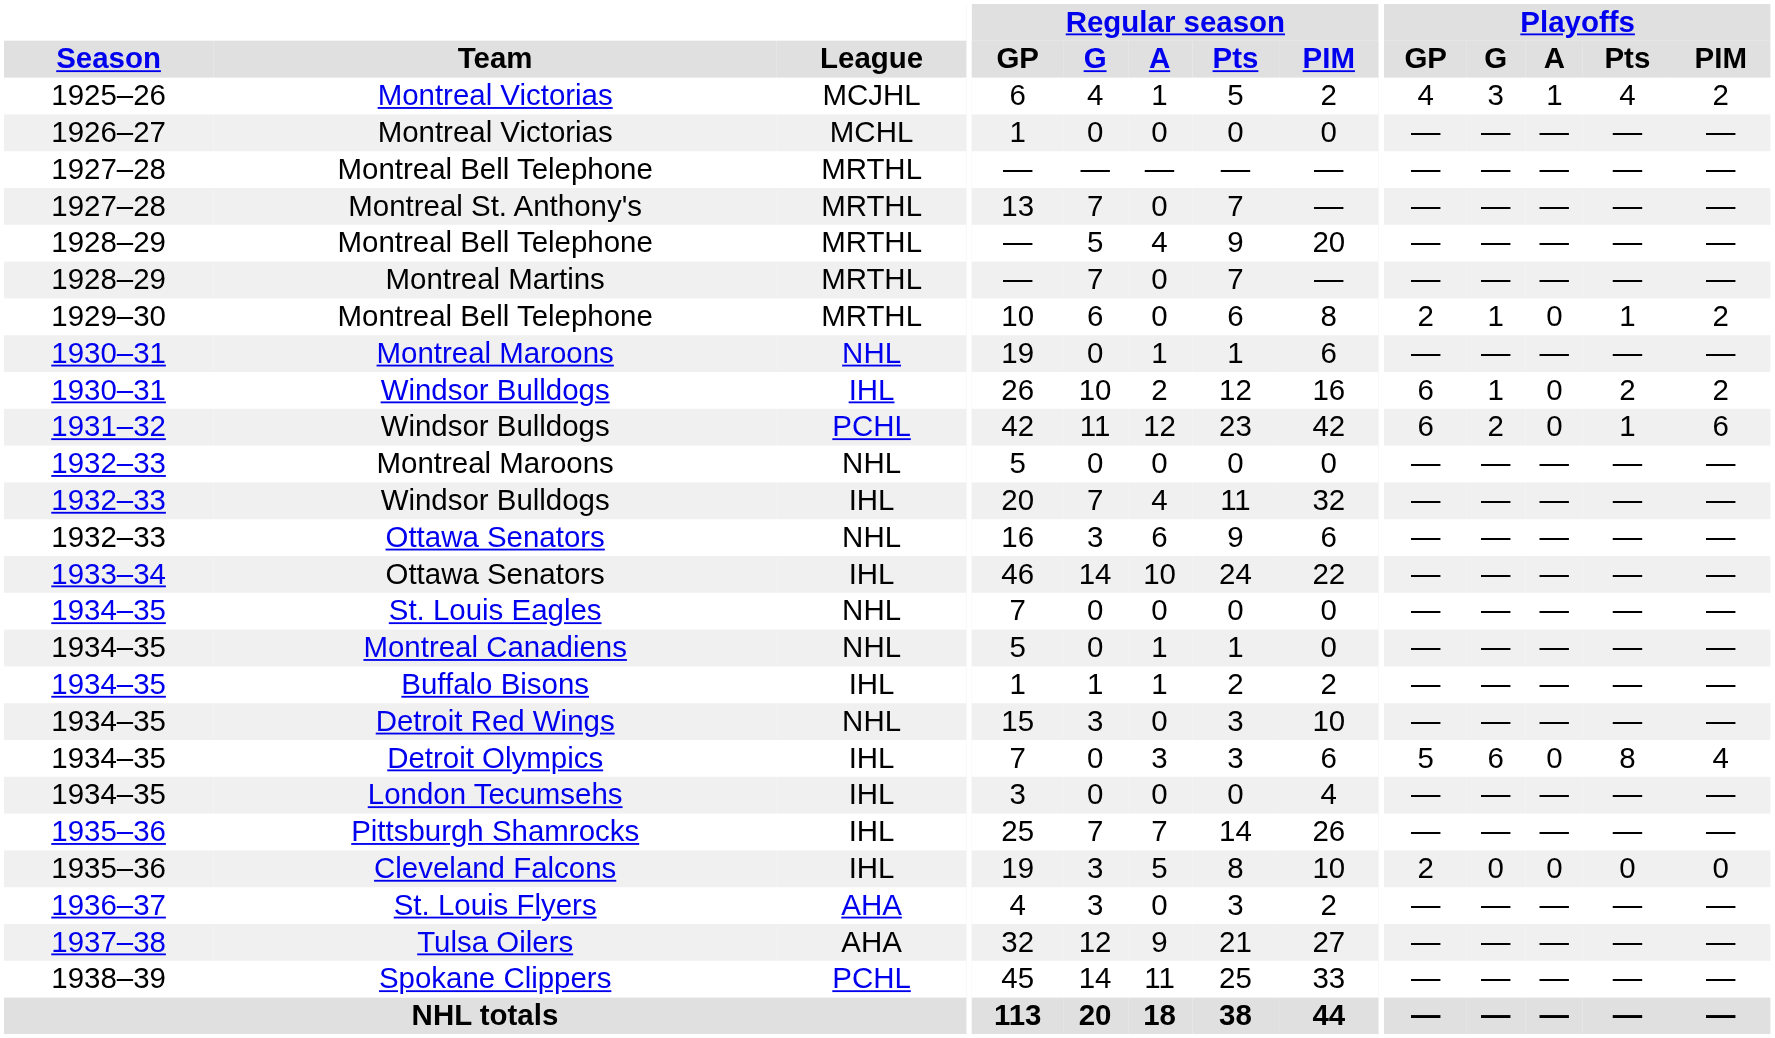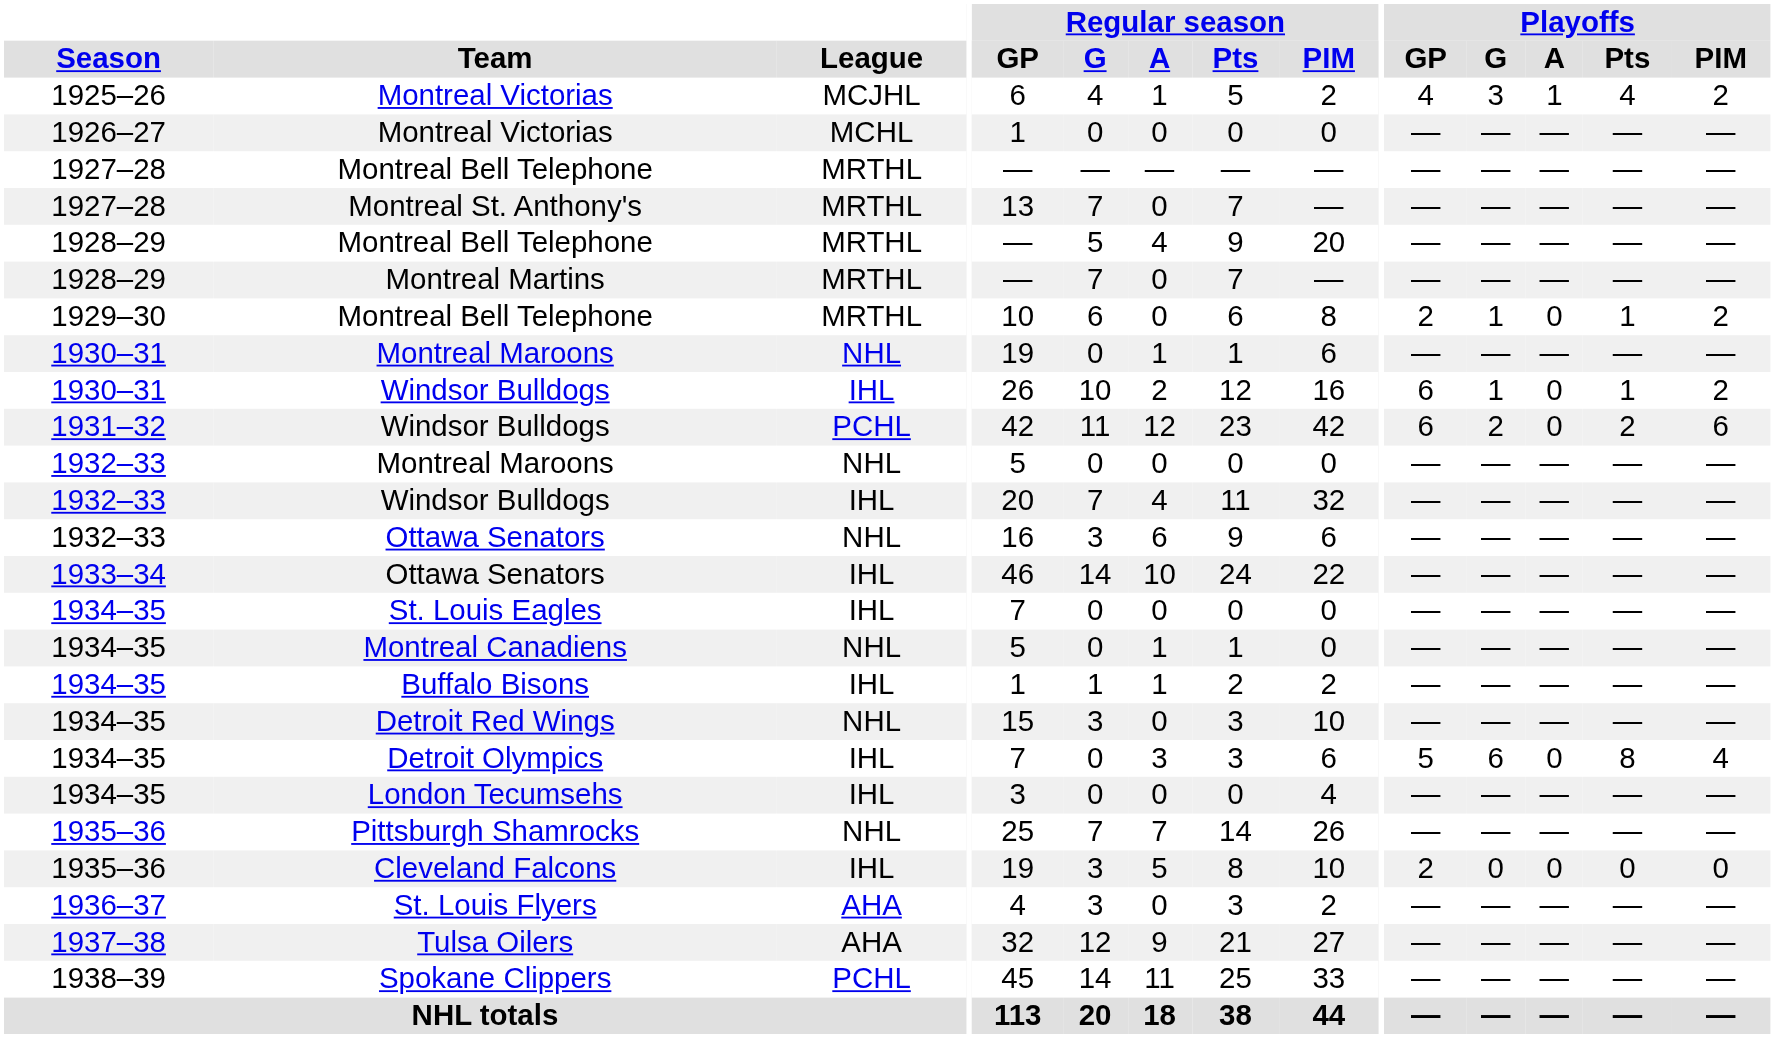(1627, 389) 2 -> (1627, 389) 1
(1627, 426) 1 -> (1627, 426) 2
(872, 610) NHL -> (872, 610) IHL
(872, 831) IHL -> (872, 831) NHL
